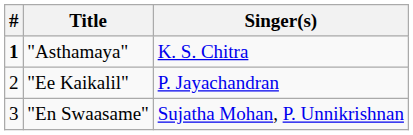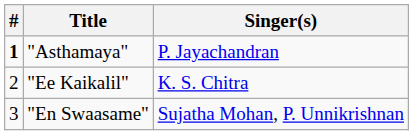(203, 51) K. S. Chitra -> (218, 51) P. Jayachandran
(218, 83) P. Jayachandran -> (203, 83) K. S. Chitra
